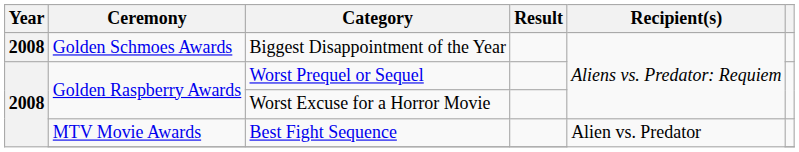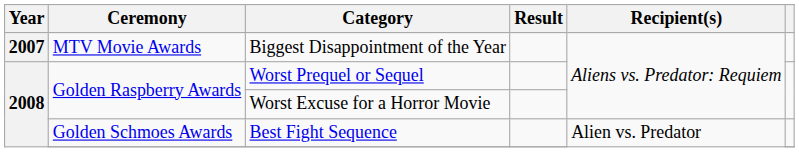(27, 47) 2008 -> (27, 47) 2007
(143, 47) Golden Schmoes Awards -> (127, 47) MTV Movie Awards
(127, 132) MTV Movie Awards -> (143, 132) Golden Schmoes Awards
